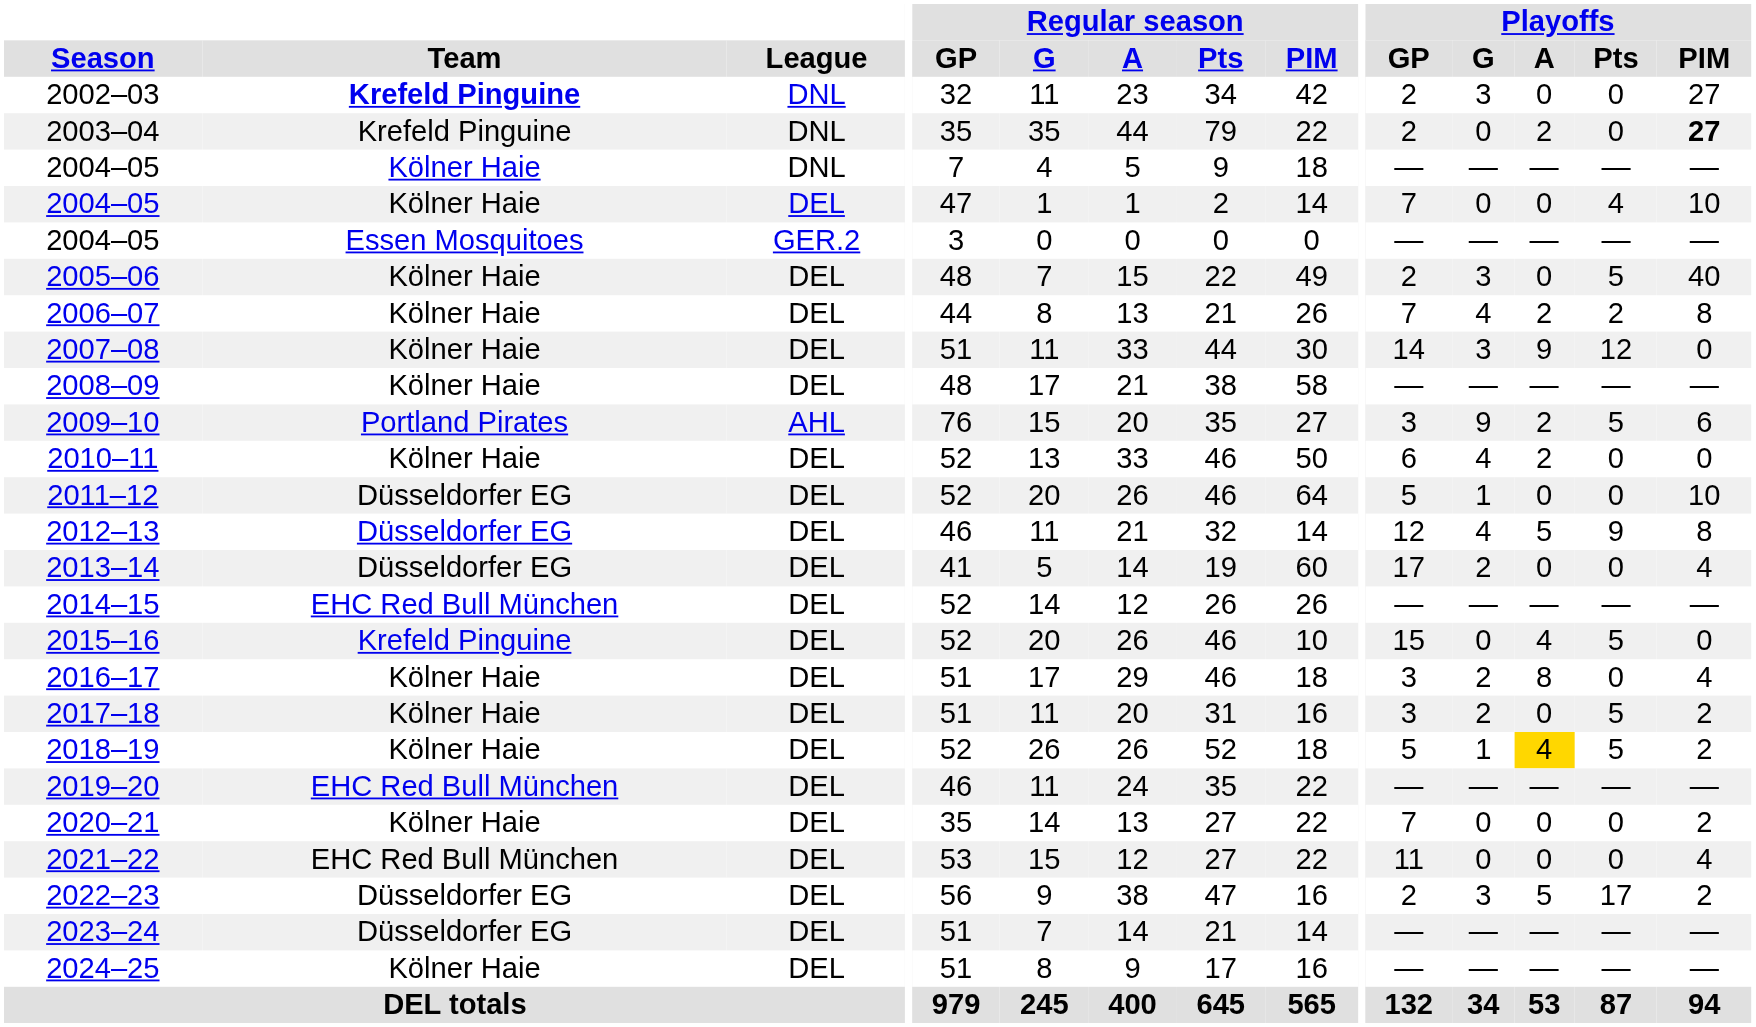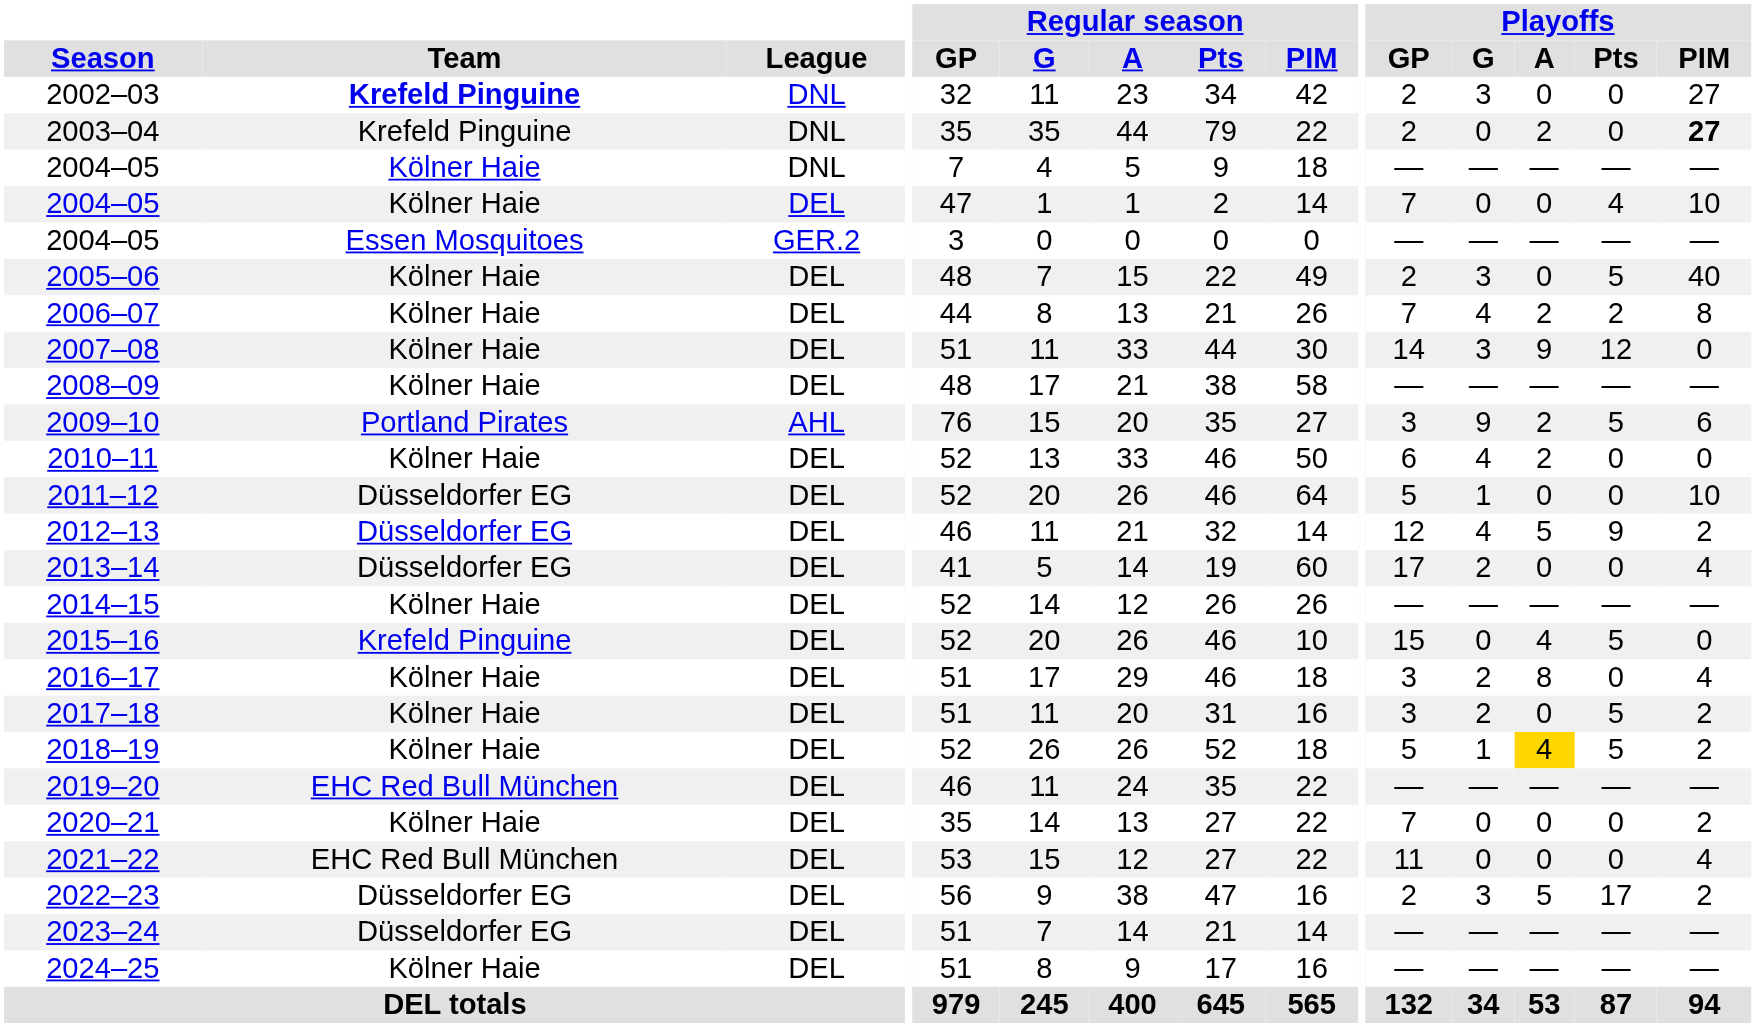(1704, 531) 8 -> (1704, 531) 2
(465, 604) EHC Red Bull München -> (465, 604) Kölner Haie
